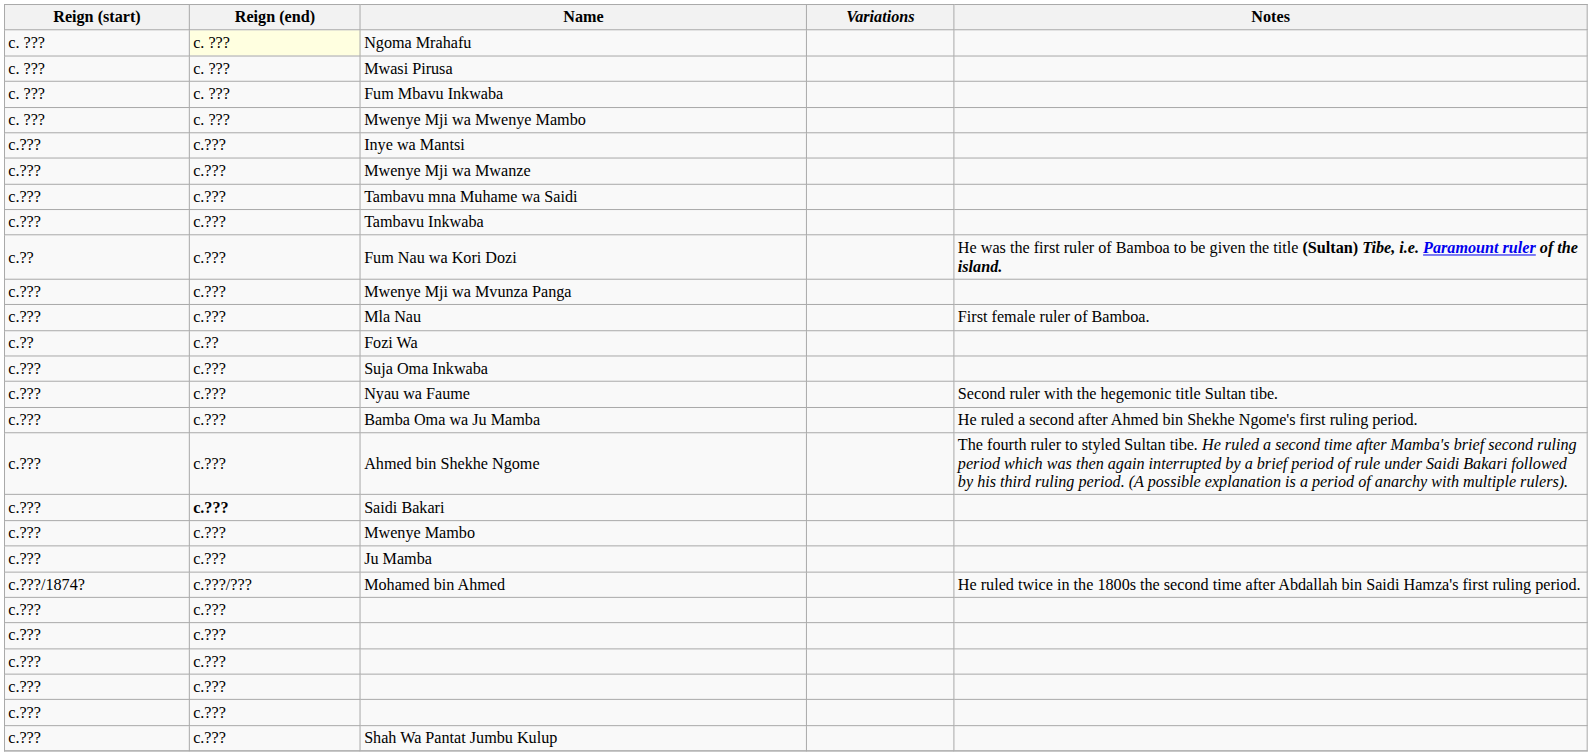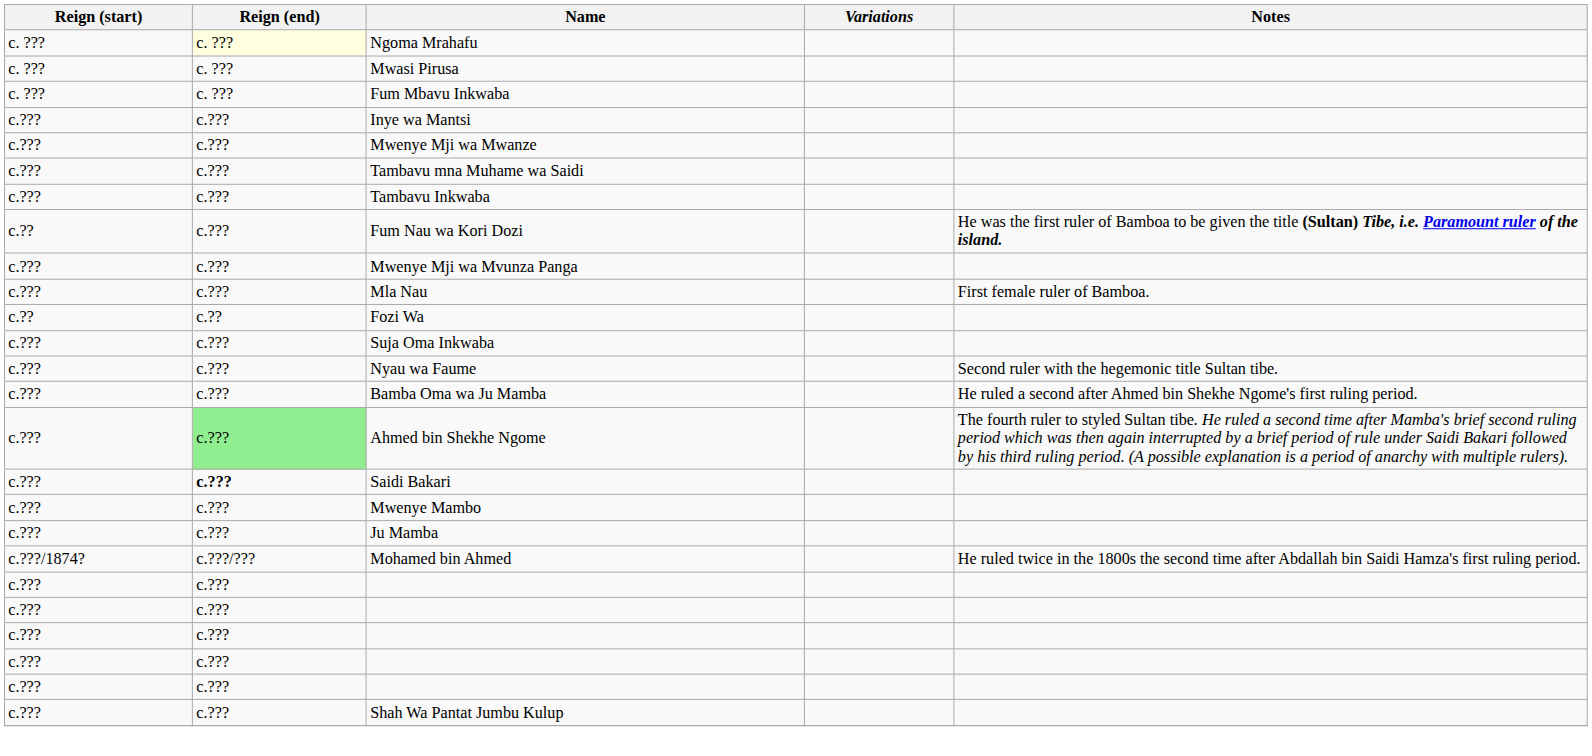- row: (27, 119)
(210, 463) no background -> (213, 438) lightgreen background
